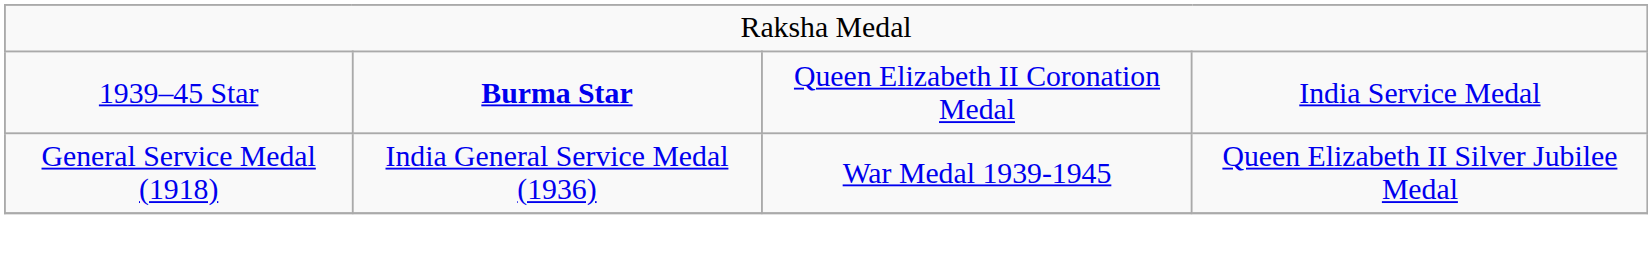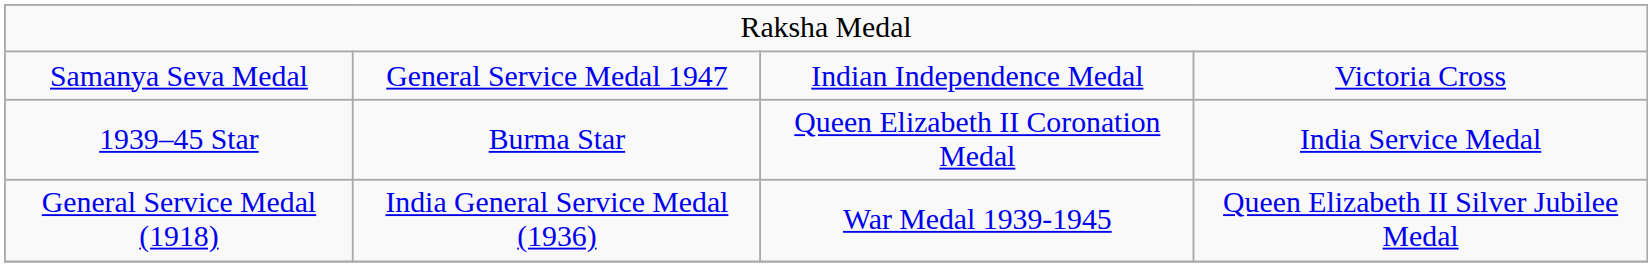+ row: (179, 75)
(557, 92) bold -> (557, 139) normal
